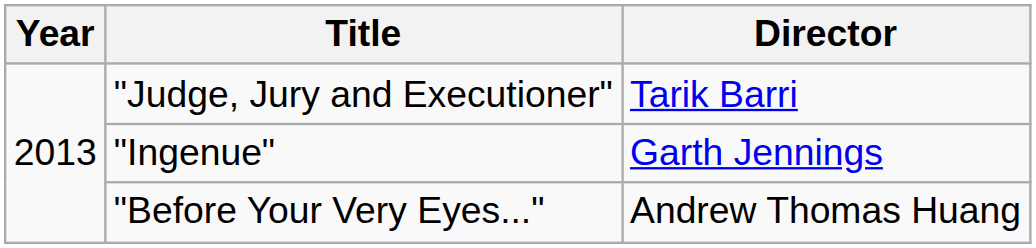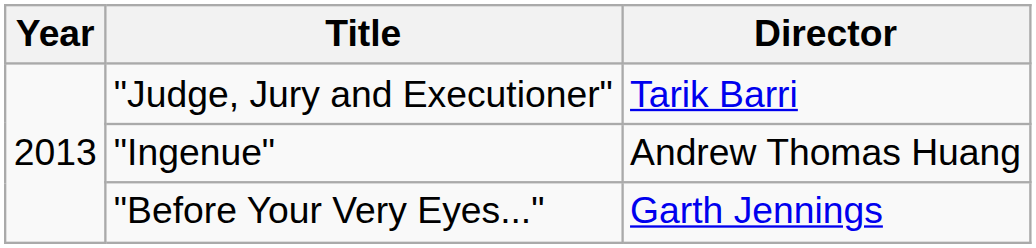(756, 152) Garth Jennings -> (826, 152) Andrew Thomas Huang
(826, 211) Andrew Thomas Huang -> (756, 211) Garth Jennings
